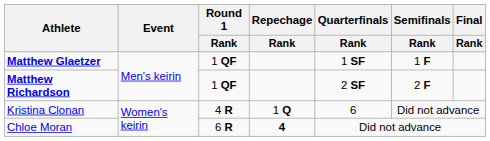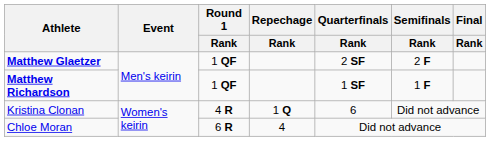(353, 61) 1 SF -> (353, 61) 2 SF
(422, 61) 1 F -> (422, 61) 2 F
(353, 86) 2 SF -> (353, 86) 1 SF
(422, 86) 2 F -> (422, 86) 1 F
(282, 128) bold -> (282, 128) normal
